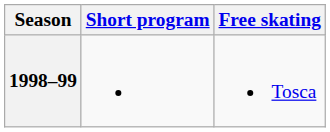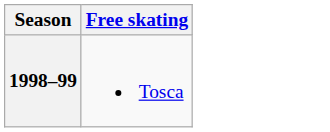- column: (148, 19)
